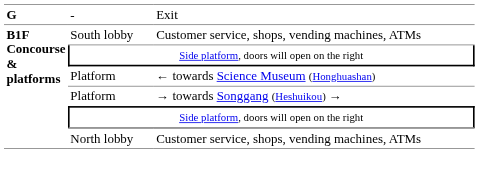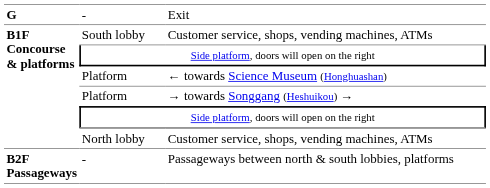+ row: (84, 158)
